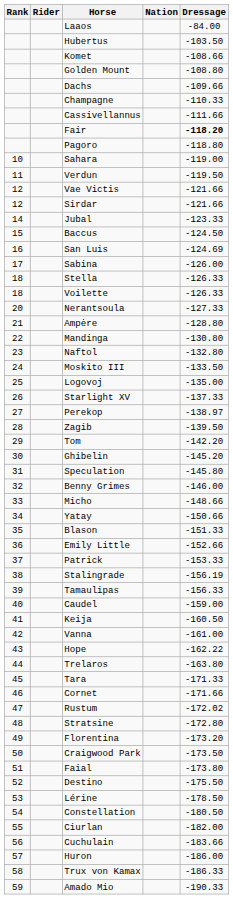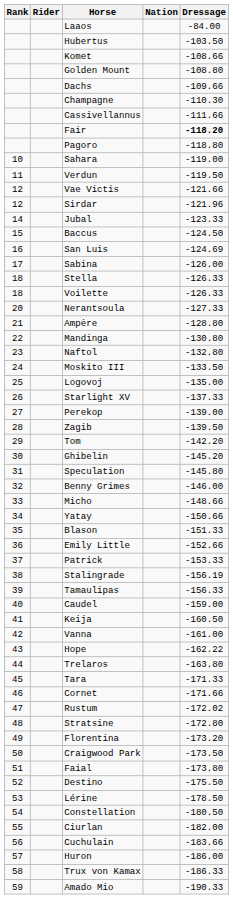(204, 101) -110.33 -> (204, 101) -110.30
(204, 205) -121.66 -> (204, 205) -121.96
(204, 412) -138.97 -> (204, 412) -139.00
